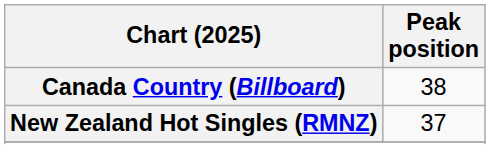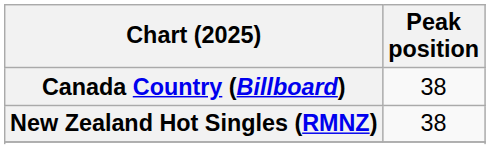(434, 123) 37 -> (434, 123) 38
